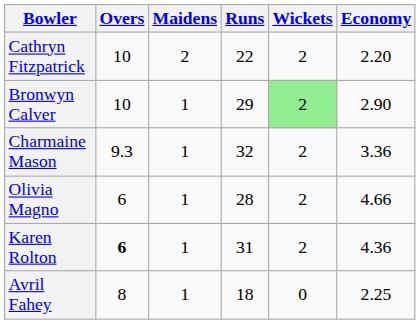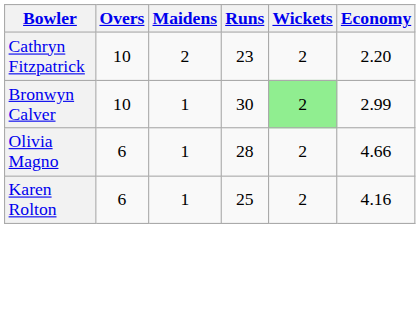(245, 56) 22 -> (245, 56) 23
(245, 103) 29 -> (245, 103) 30
(376, 103) 2.90 -> (376, 103) 2.99
- row: (47, 151)
(122, 247) bold -> (122, 199) normal
(245, 247) 31 -> (245, 199) 25
(376, 247) 4.36 -> (376, 199) 4.16
- row: (30, 294)
